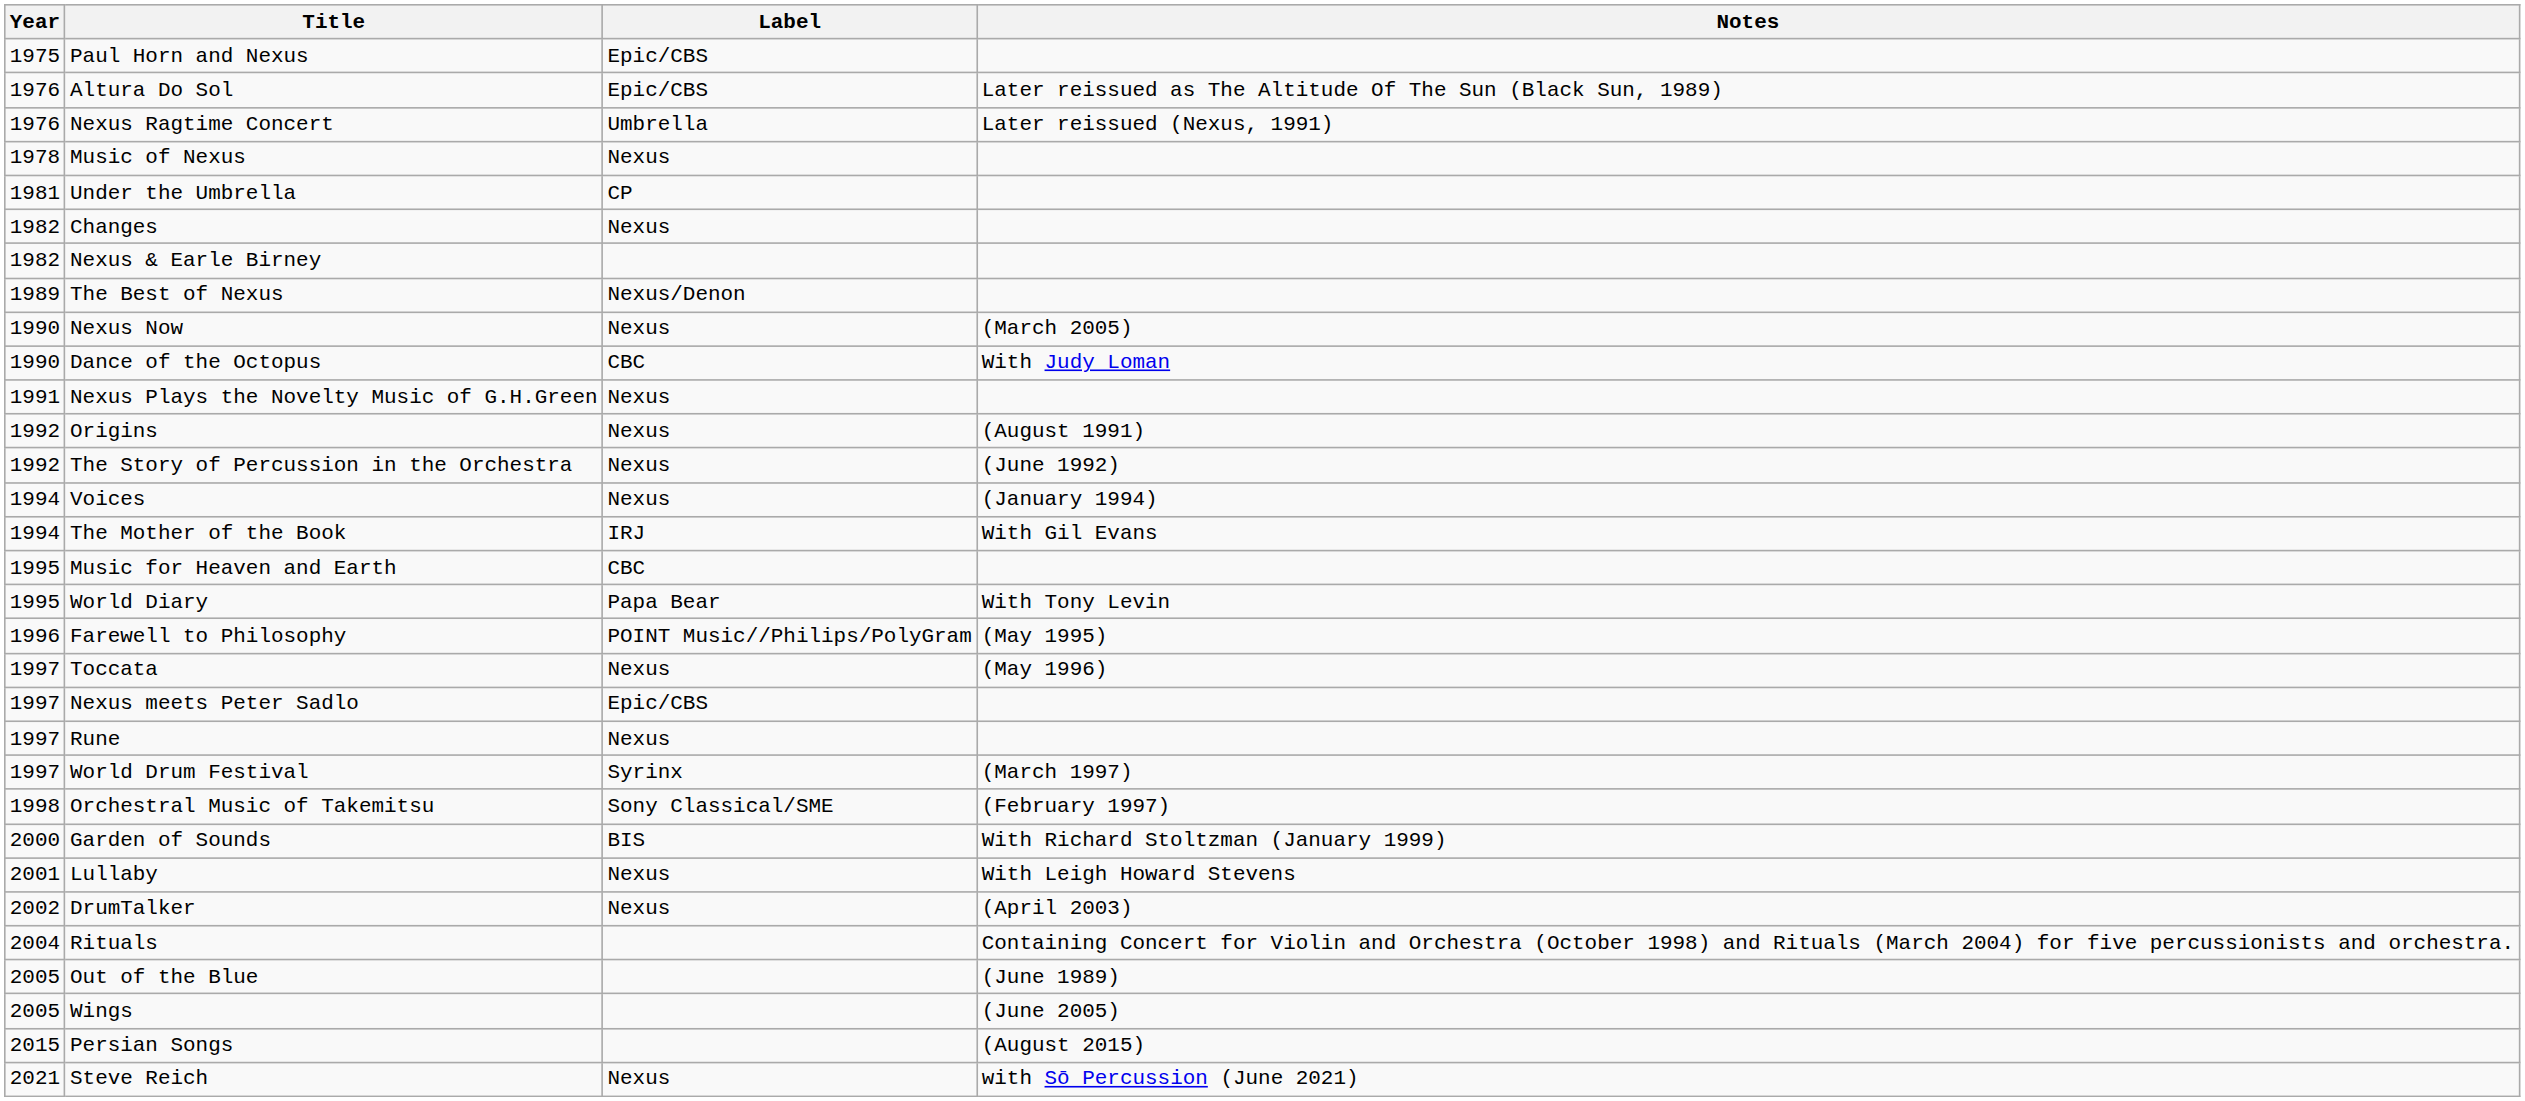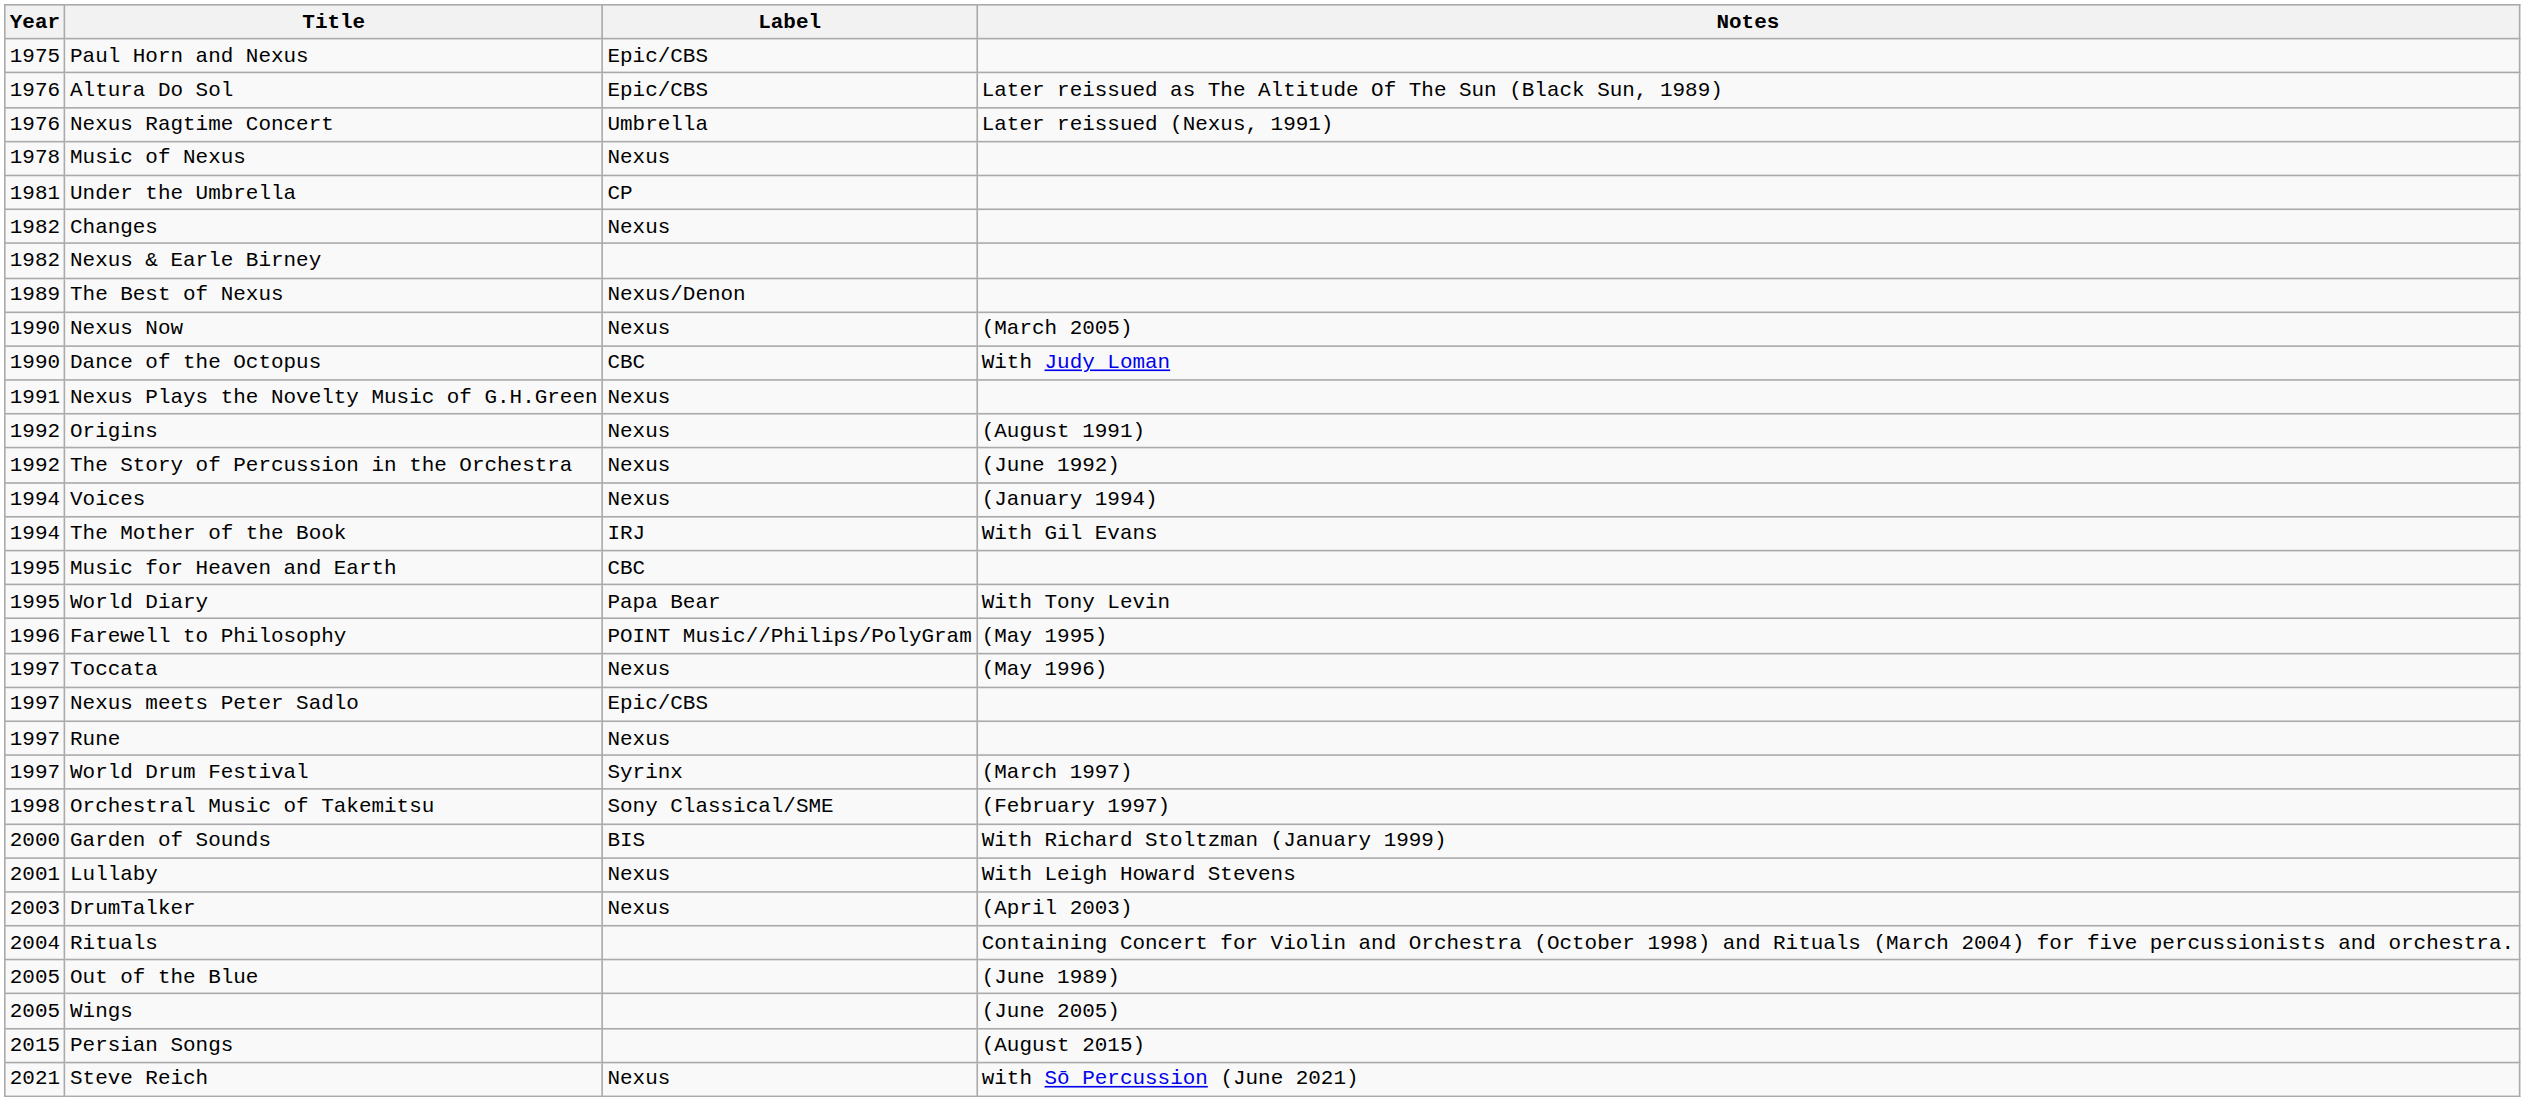(35, 909) 2002 -> (35, 909) 2003
